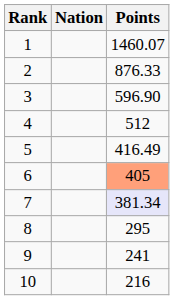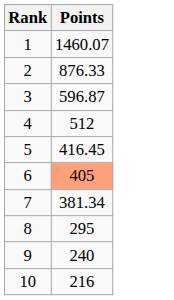- column: (79, 17)
(138, 96) 596.90 -> (82, 96) 596.87
(138, 149) 416.49 -> (82, 149) 416.45
(138, 202) lavender background -> (82, 202) no background
(138, 255) 241 -> (82, 255) 240
